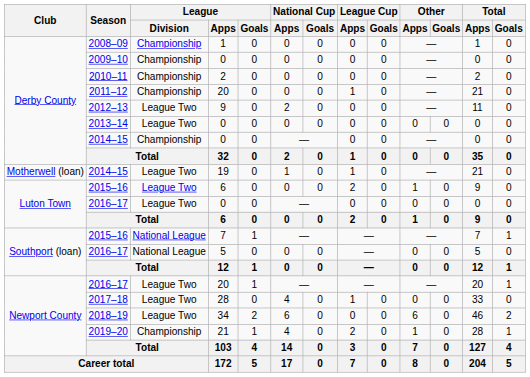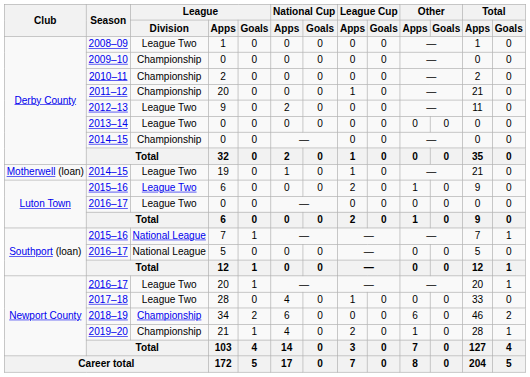(169, 44) Championship -> (169, 44) League Two
(169, 316) League Two -> (169, 316) Championship
